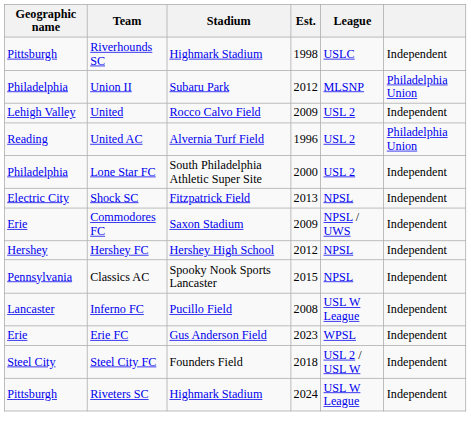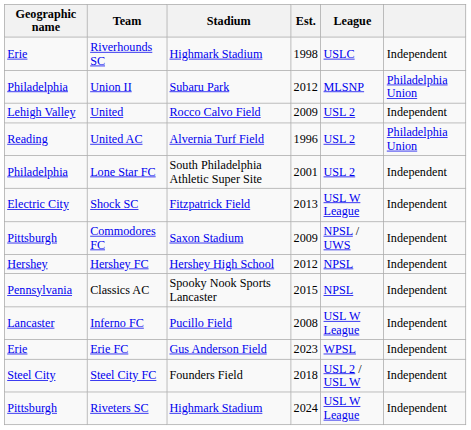(32, 53) Pittsburgh -> (17, 53) Erie
(306, 172) 2000 -> (306, 172) 2001
(338, 198) NPSL -> (342, 205) USL W League
(17, 224) Erie -> (32, 238) Pittsburgh
